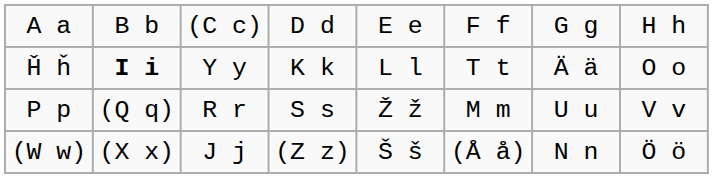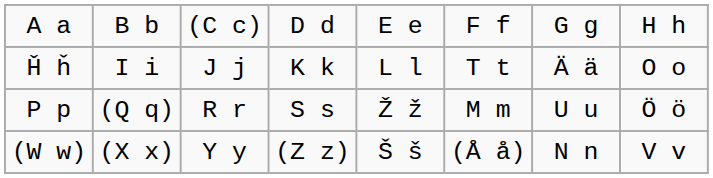(137, 68) bold -> (137, 68) normal
(225, 68) Y y -> (225, 68) J j
(664, 110) V v -> (664, 110) Ö ö
(225, 152) J j -> (225, 152) Y y
(664, 152) Ö ö -> (664, 152) V v
